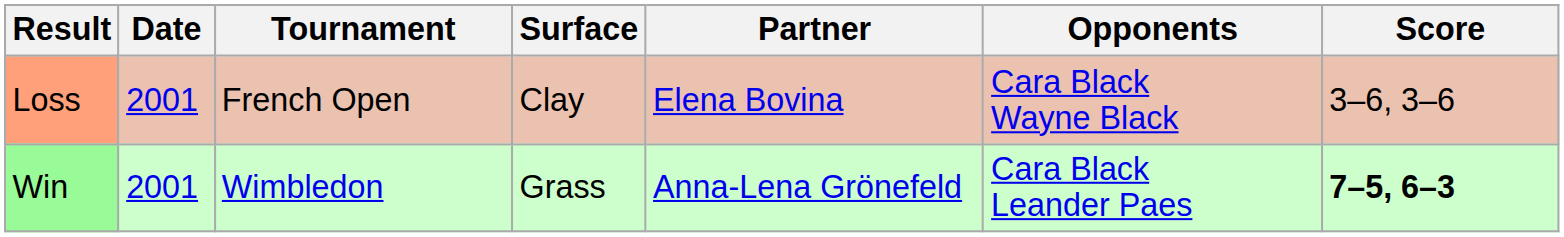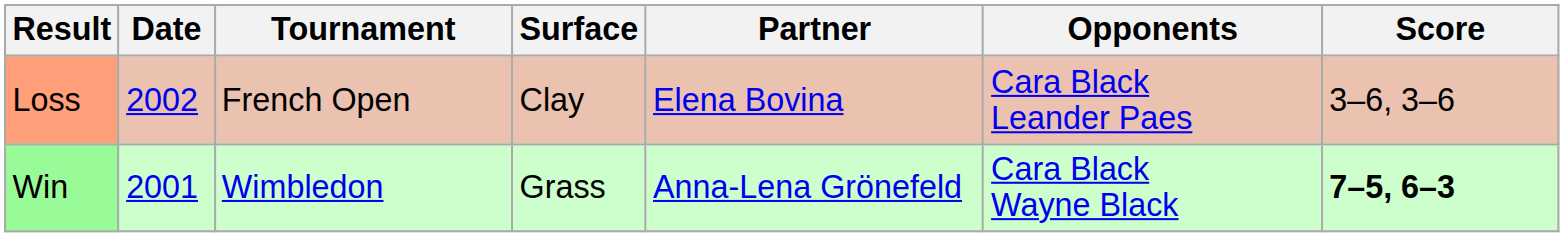(162, 99) 2001 -> (162, 99) 2002
(1085, 99) Cara Black Wayne Black -> (1092, 99) Cara Black Leander Paes
(1092, 187) Cara Black Leander Paes -> (1085, 187) Cara Black Wayne Black
